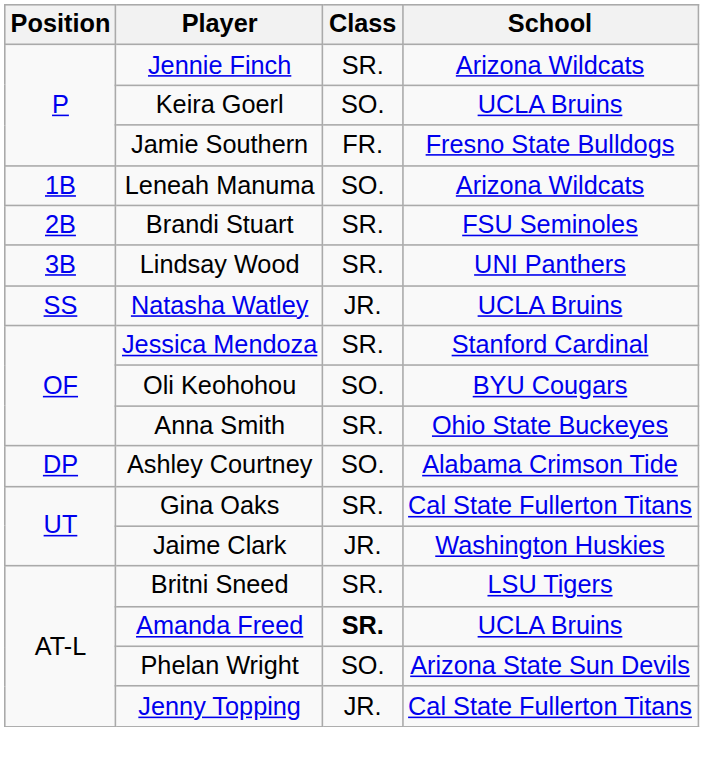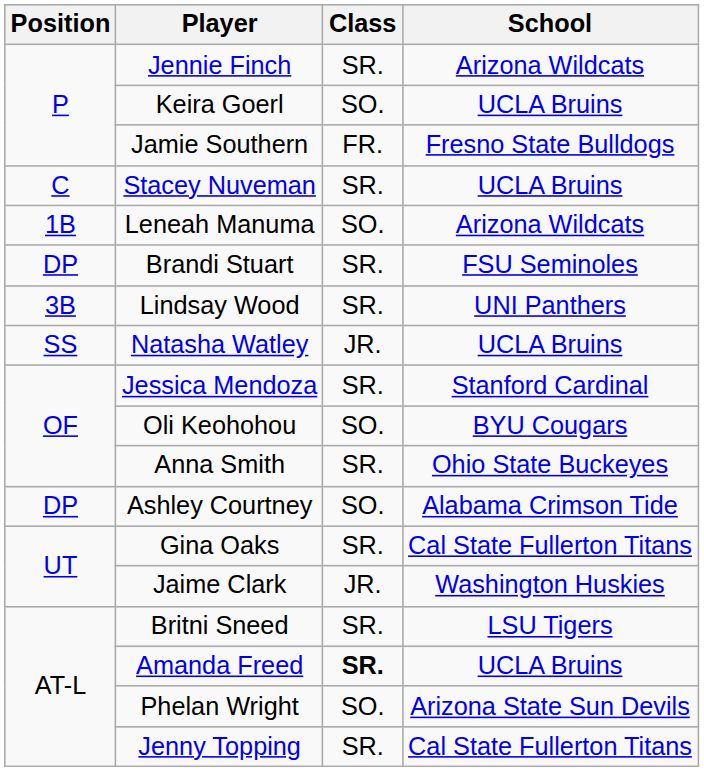+ row: (220, 184)
(60, 225) 2B -> (60, 265) DP
(363, 706) JR. -> (363, 746) SR.
